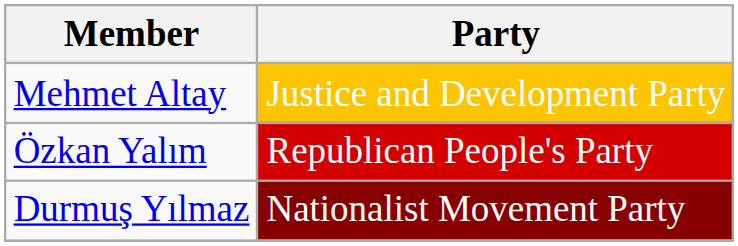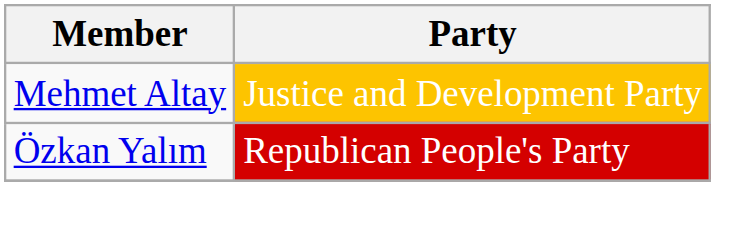- row: (132, 209)
